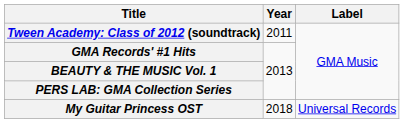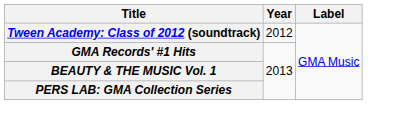(279, 33) 2011 -> (279, 33) 2012
- row: (134, 109)
